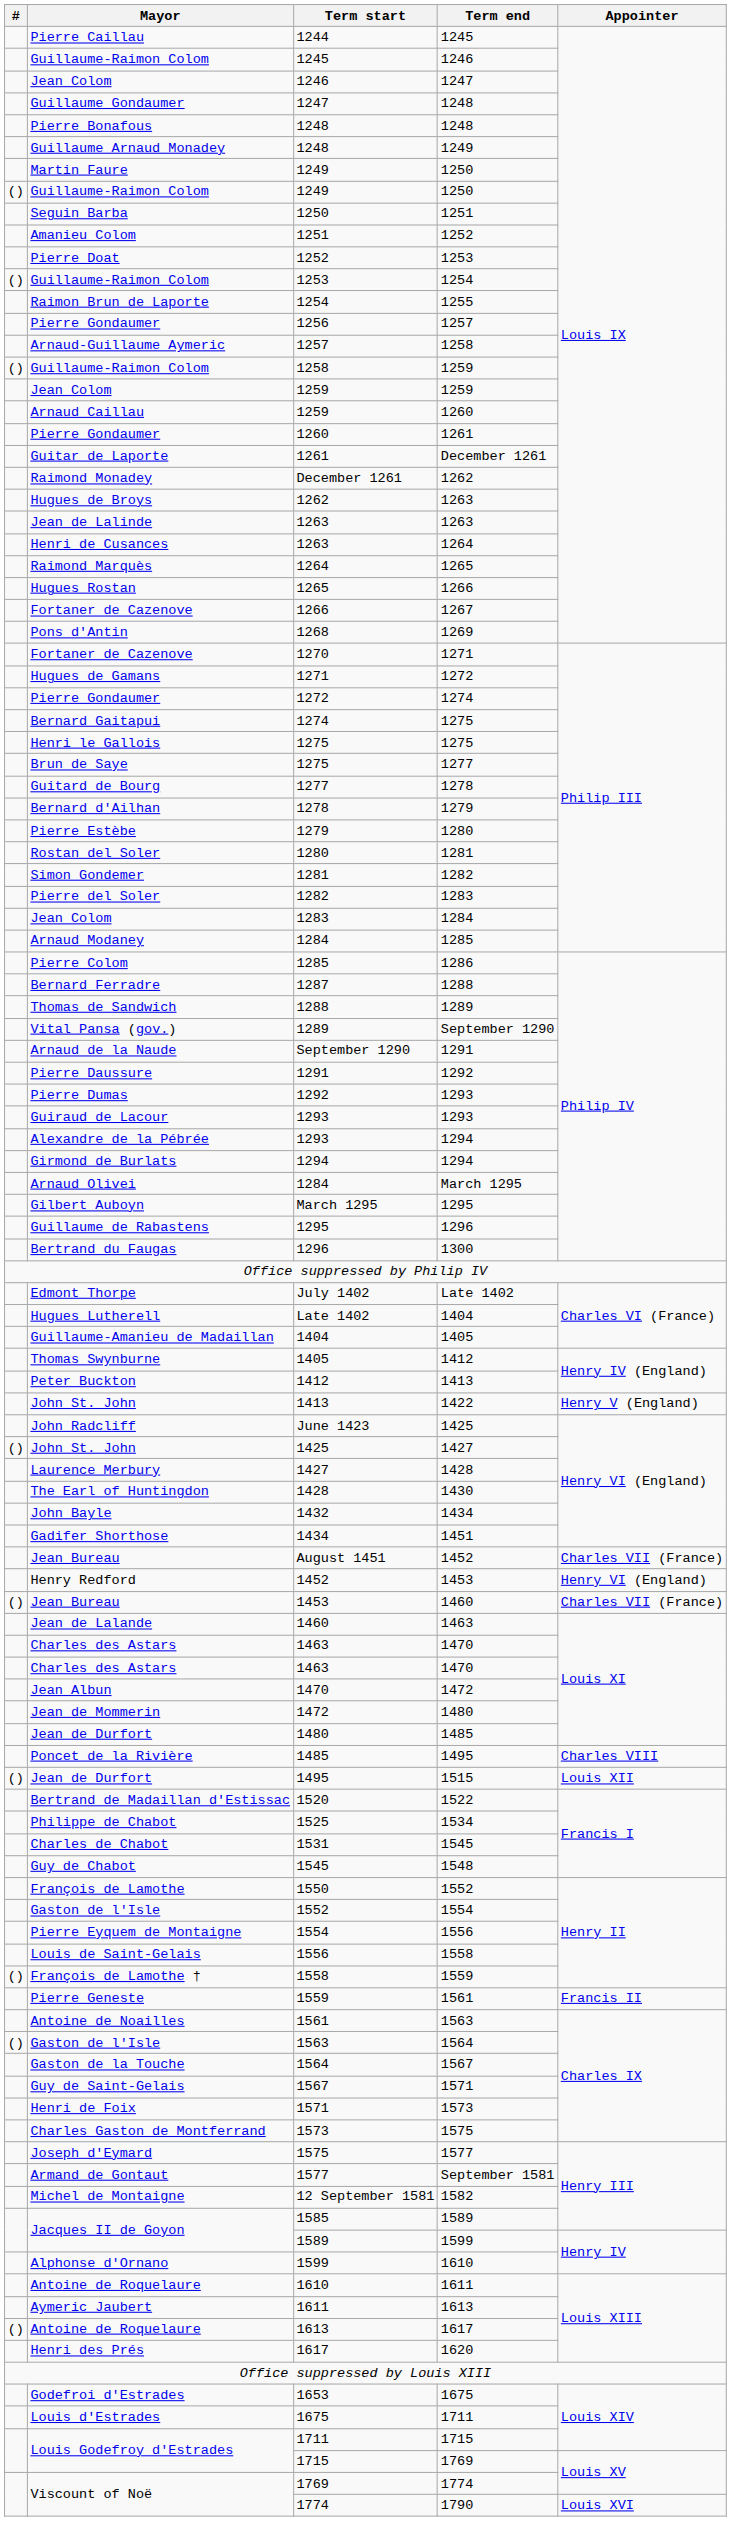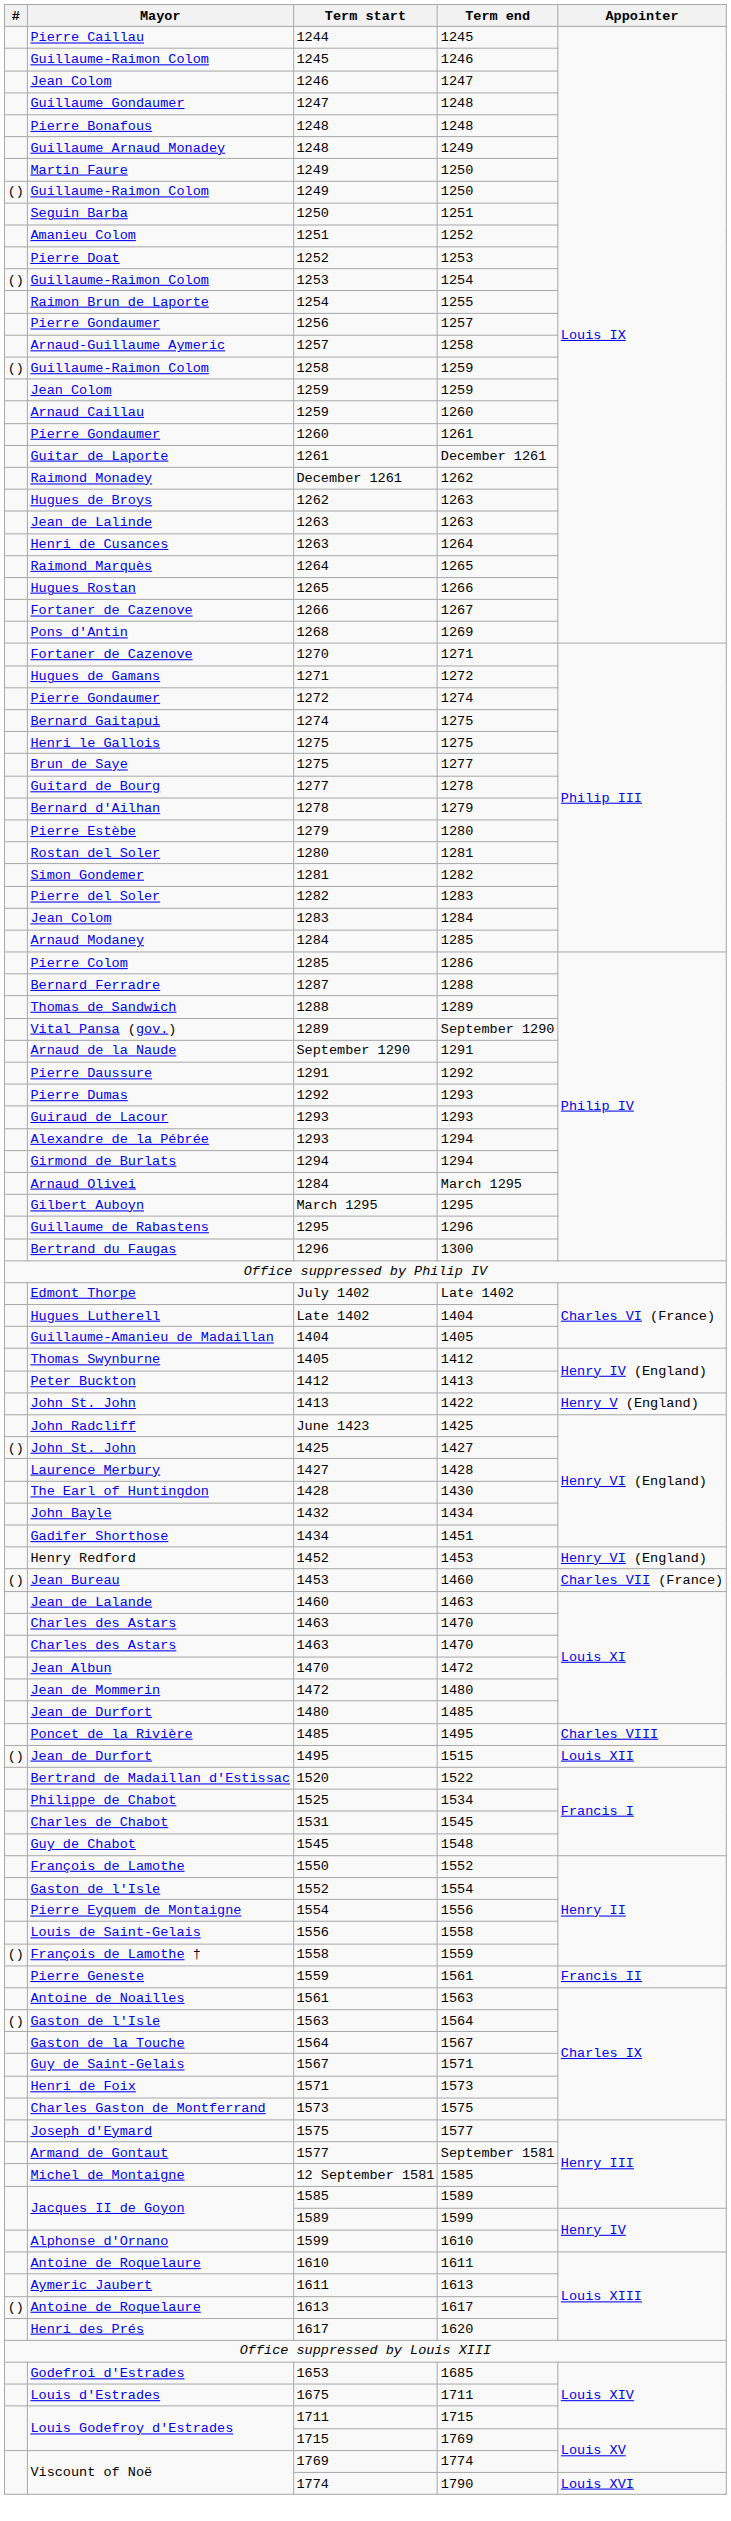- row: (75, 1558)
(457, 2197) 1582 -> (457, 2175) 1585
(457, 2395) 1675 -> (457, 2373) 1685
